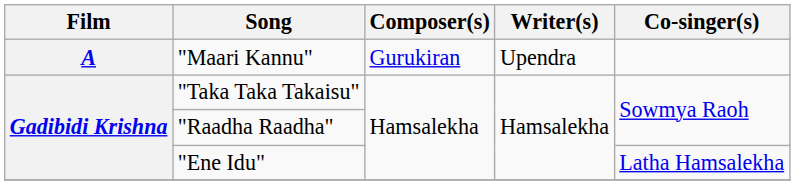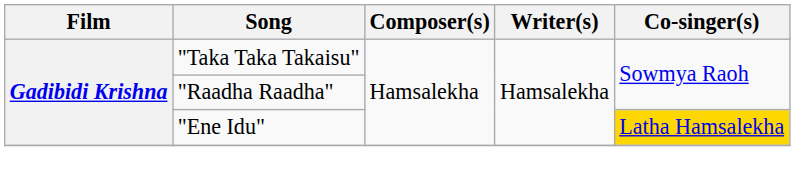- row: (245, 57)
(702, 162) no background -> (702, 127) gold background
